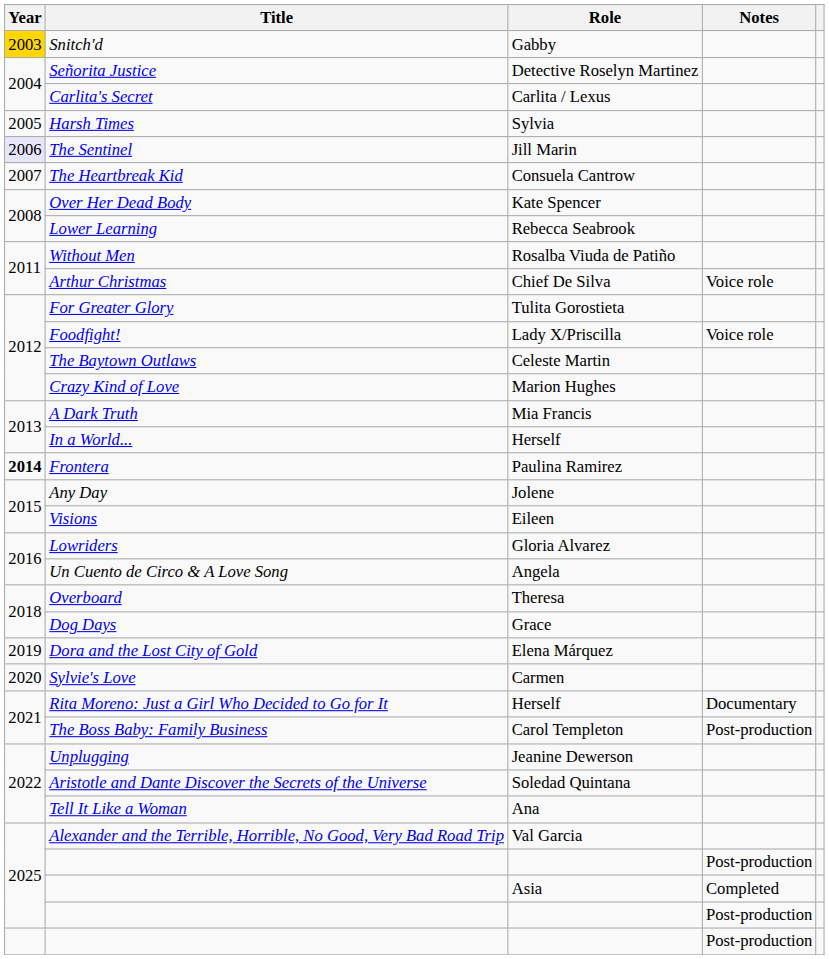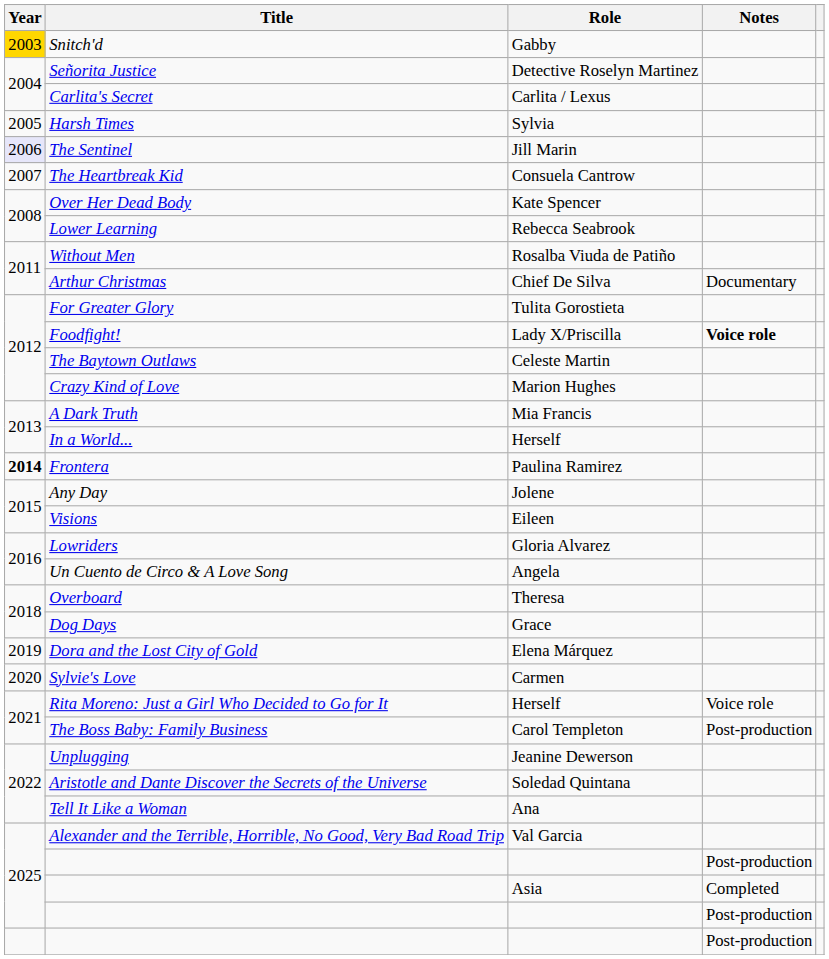(740, 281) Voice role -> (751, 281) Documentary
(740, 334) normal -> (741, 334) bold
(751, 703) Documentary -> (740, 703) Voice role
